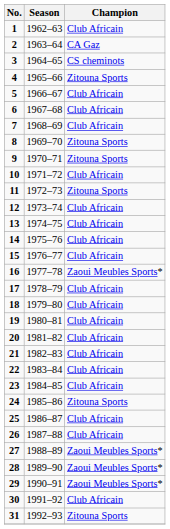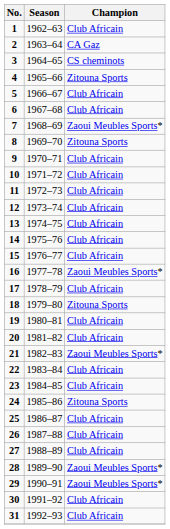(95, 126) Club Africain -> (115, 126) Zaoui Meubles Sports*
(97, 158) Zitouna Sports -> (95, 158) Club Africain
(97, 191) Zitouna Sports -> (95, 191) Club Africain
(95, 304) Club Africain -> (97, 304) Zitouna Sports
(95, 353) Club Africain -> (115, 353) Zaoui Meubles Sports*
(115, 451) Zaoui Meubles Sports* -> (95, 451) Club Africain
(97, 516) Zitouna Sports -> (95, 516) Club Africain
